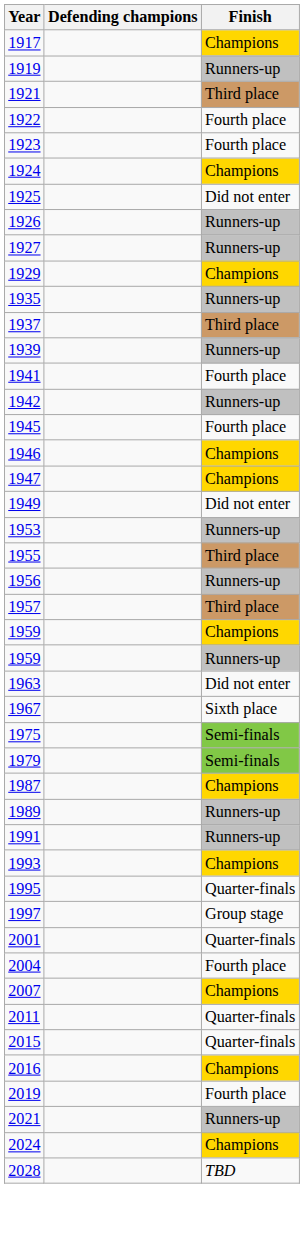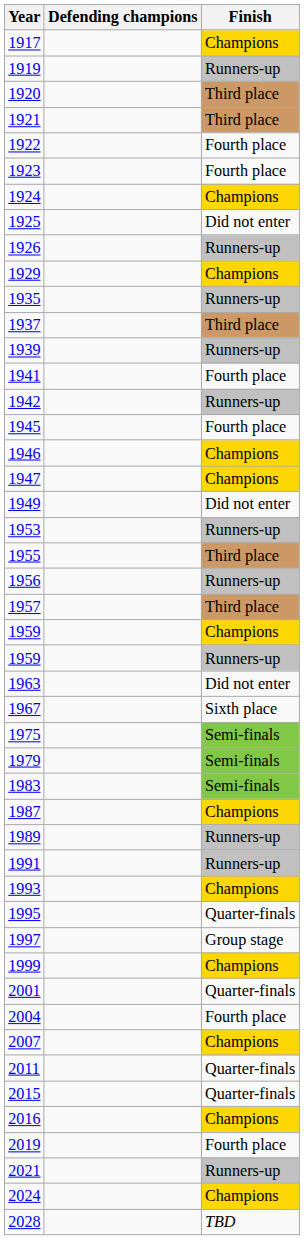+ row: (24, 94)
- row: (24, 247)
+ row: (24, 786)
+ row: (24, 965)
